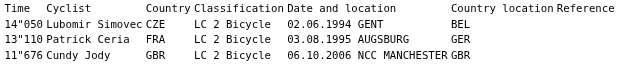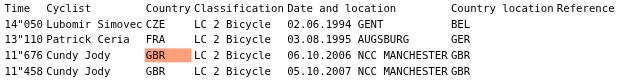(155, 55) no background -> (155, 55) lightsalmon background
+ row: (24, 71)
